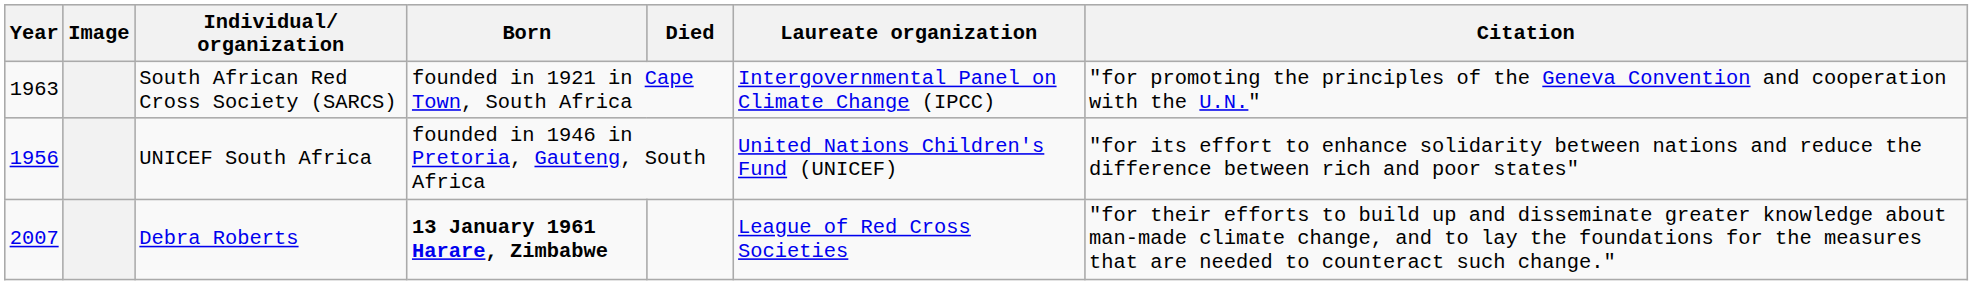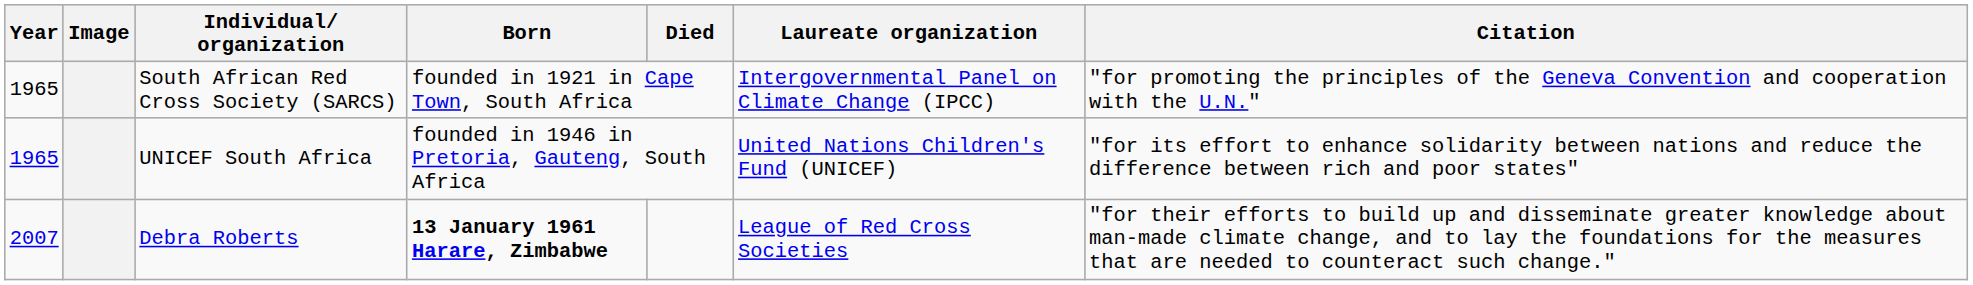(34, 90) 1963 -> (34, 90) 1965
(34, 159) 1956 -> (34, 159) 1965
